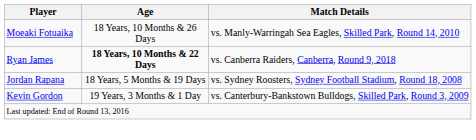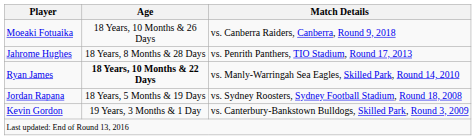(335, 33) vs. Manly-Warringah Sea Eagles, Skilled Park, Round 14, 2010 -> (303, 33) vs. Canberra Raiders, Canberra, Round 9, 2018
+ row: (39, 54)
(303, 59) vs. Canberra Raiders, Canberra, Round 9, 2018 -> (335, 75) vs. Manly-Warringah Sea Eagles, Skilled Park, Round 14, 2010
